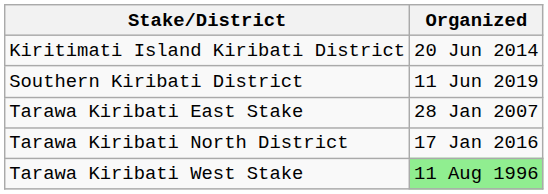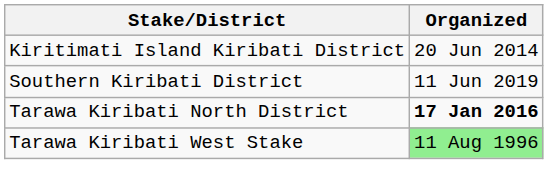- row: (156, 112)
(476, 143) normal -> (476, 112) bold
